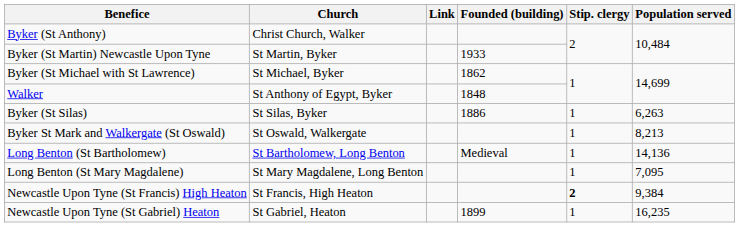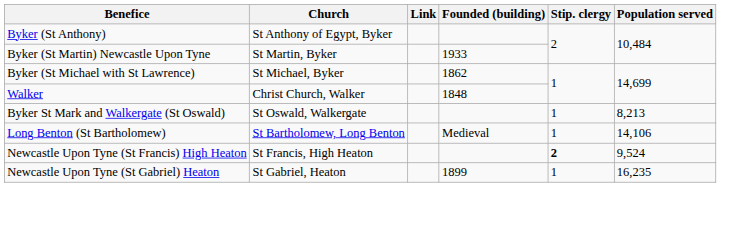(309, 34) Christ Church, Walker -> (322, 34) St Anthony of Egypt, Byker
(322, 93) St Anthony of Egypt, Byker -> (309, 93) Christ Church, Walker
- row: (47, 113)
(653, 152) 14,136 -> (634, 133) 14,106
- row: (95, 172)
(649, 192) 9,384 -> (631, 152) 9,524
